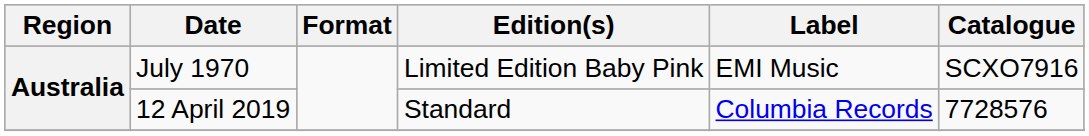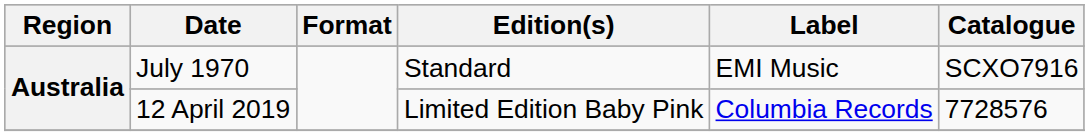(554, 67) Limited Edition Baby Pink -> (458, 67) Standard
(458, 109) Standard -> (554, 109) Limited Edition Baby Pink
